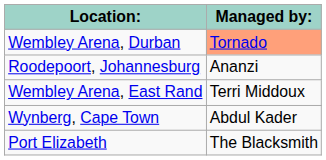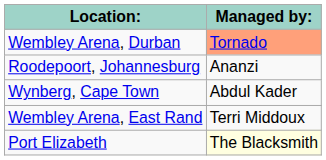rows swapped: (84, 117) <-> (105, 92)
(264, 142) no background -> (264, 142) lightyellow background
